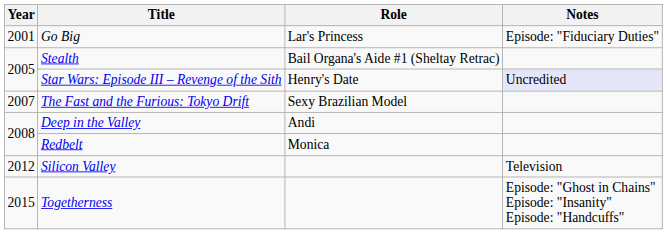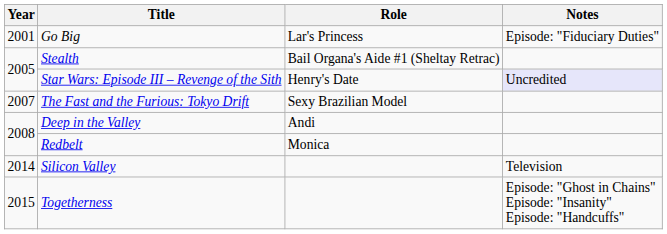(21, 166) 2012 -> (21, 166) 2014
